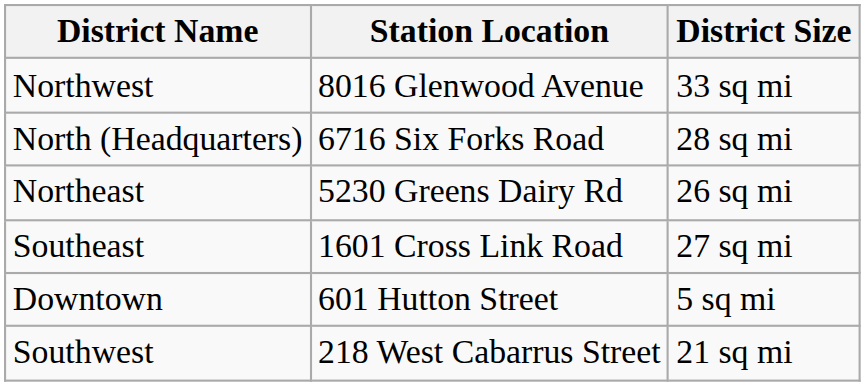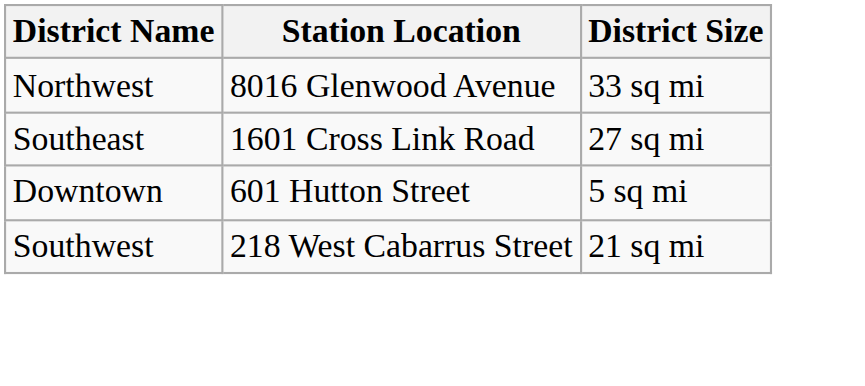- row: (158, 138)
- row: (78, 191)
